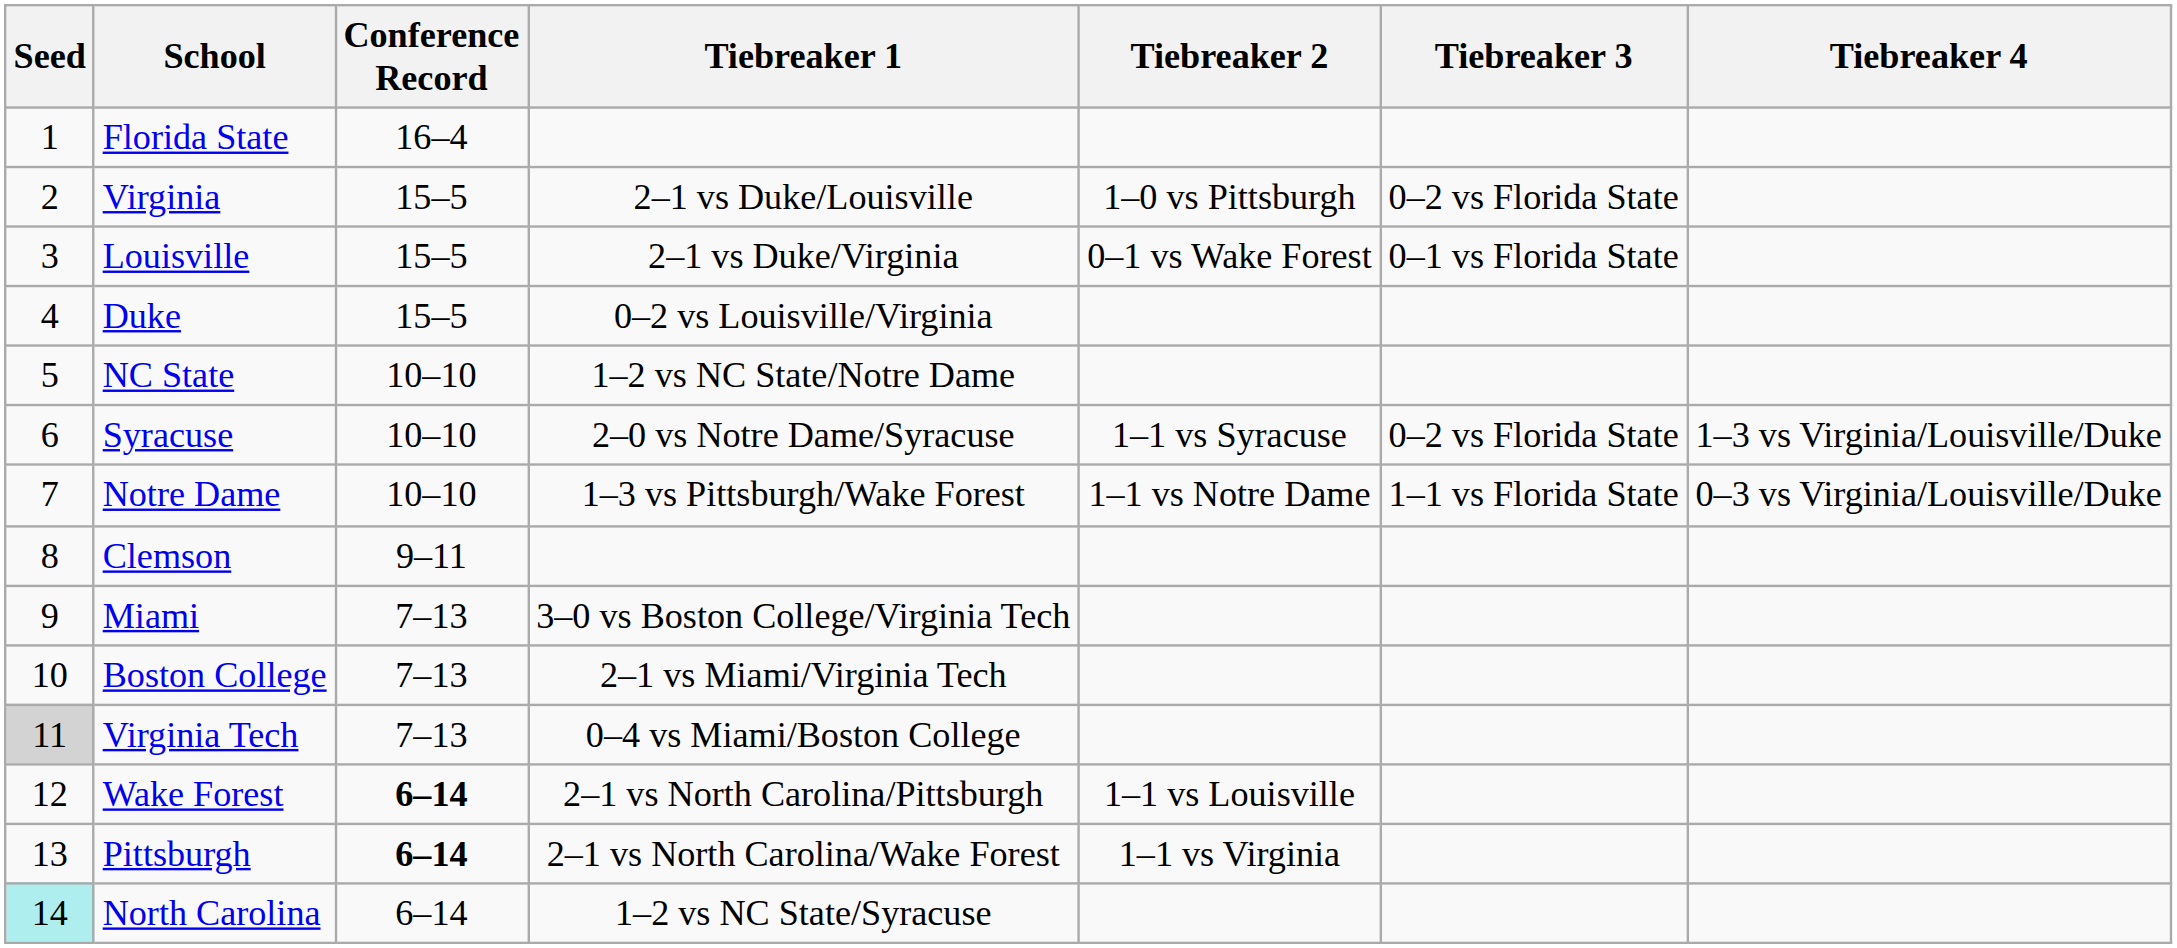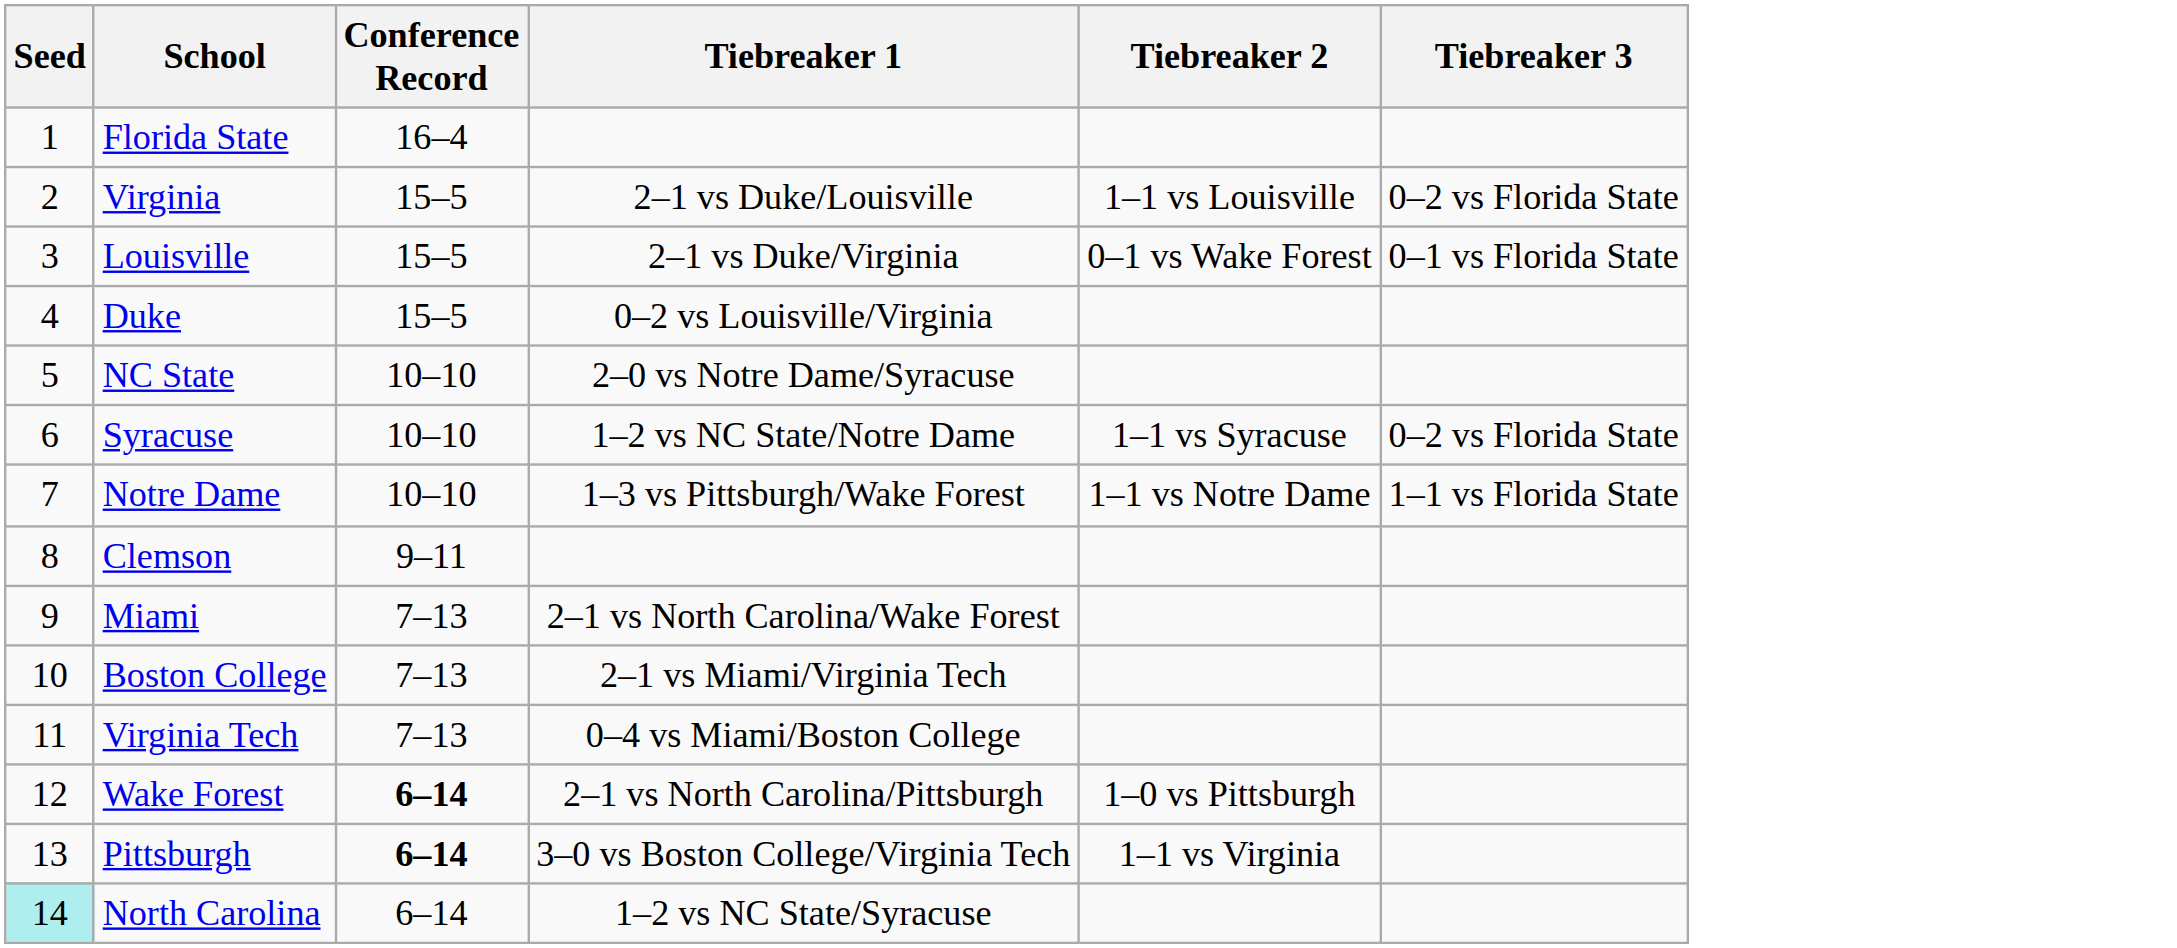- column: (1929, 55)
(1229, 196) 1–0 vs Pittsburgh -> (1229, 196) 1–1 vs Louisville
(803, 375) 1–2 vs NC State/Notre Dame -> (803, 375) 2–0 vs Notre Dame/Syracuse
(803, 435) 2–0 vs Notre Dame/Syracuse -> (803, 435) 1–2 vs NC State/Notre Dame
(803, 614) 3–0 vs Boston College/Virginia Tech -> (803, 614) 2–1 vs North Carolina/Wake Forest
(50, 733) lightgrey background -> (50, 733) no background
(1229, 793) 1–1 vs Louisville -> (1229, 793) 1–0 vs Pittsburgh
(803, 852) 2–1 vs North Carolina/Wake Forest -> (803, 852) 3–0 vs Boston College/Virginia Tech
